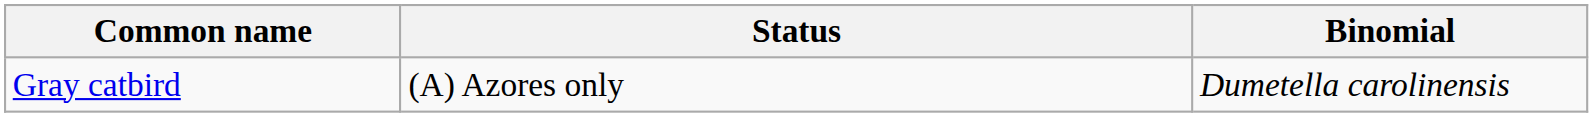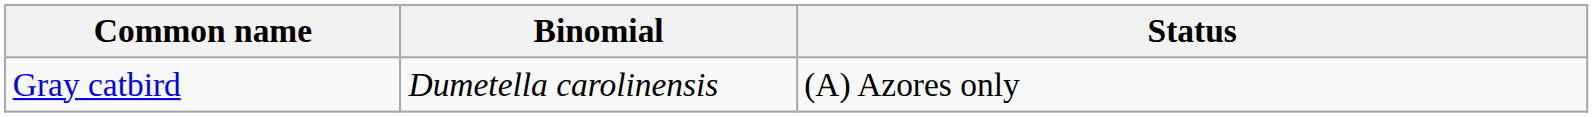columns swapped: (1390, 31) <-> (797, 31)
